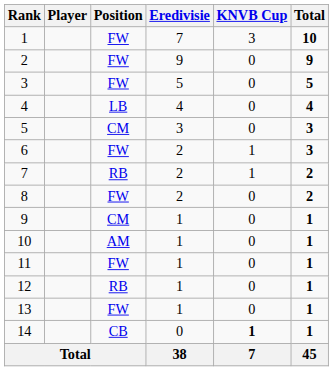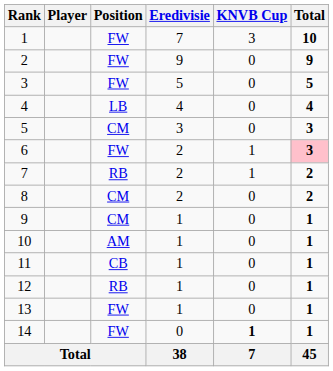(309, 151) no background -> (309, 151) pink background
(118, 196) FW -> (118, 196) CM
(118, 264) FW -> (118, 264) CB
(118, 331) CB -> (118, 331) FW
